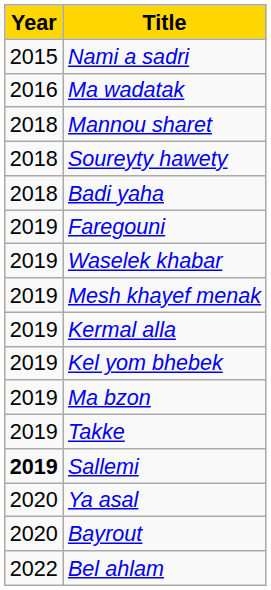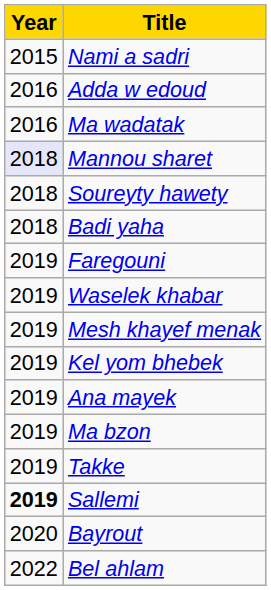+ row: (137, 90)
(34, 125) no background -> (34, 159) lavender background
- row: (122, 329)
+ row: (122, 398)
- row: (103, 500)
